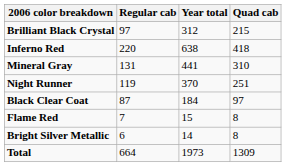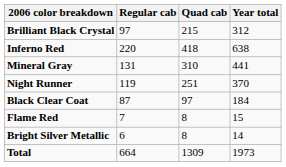columns swapped: (256, 13) <-> (205, 13)
